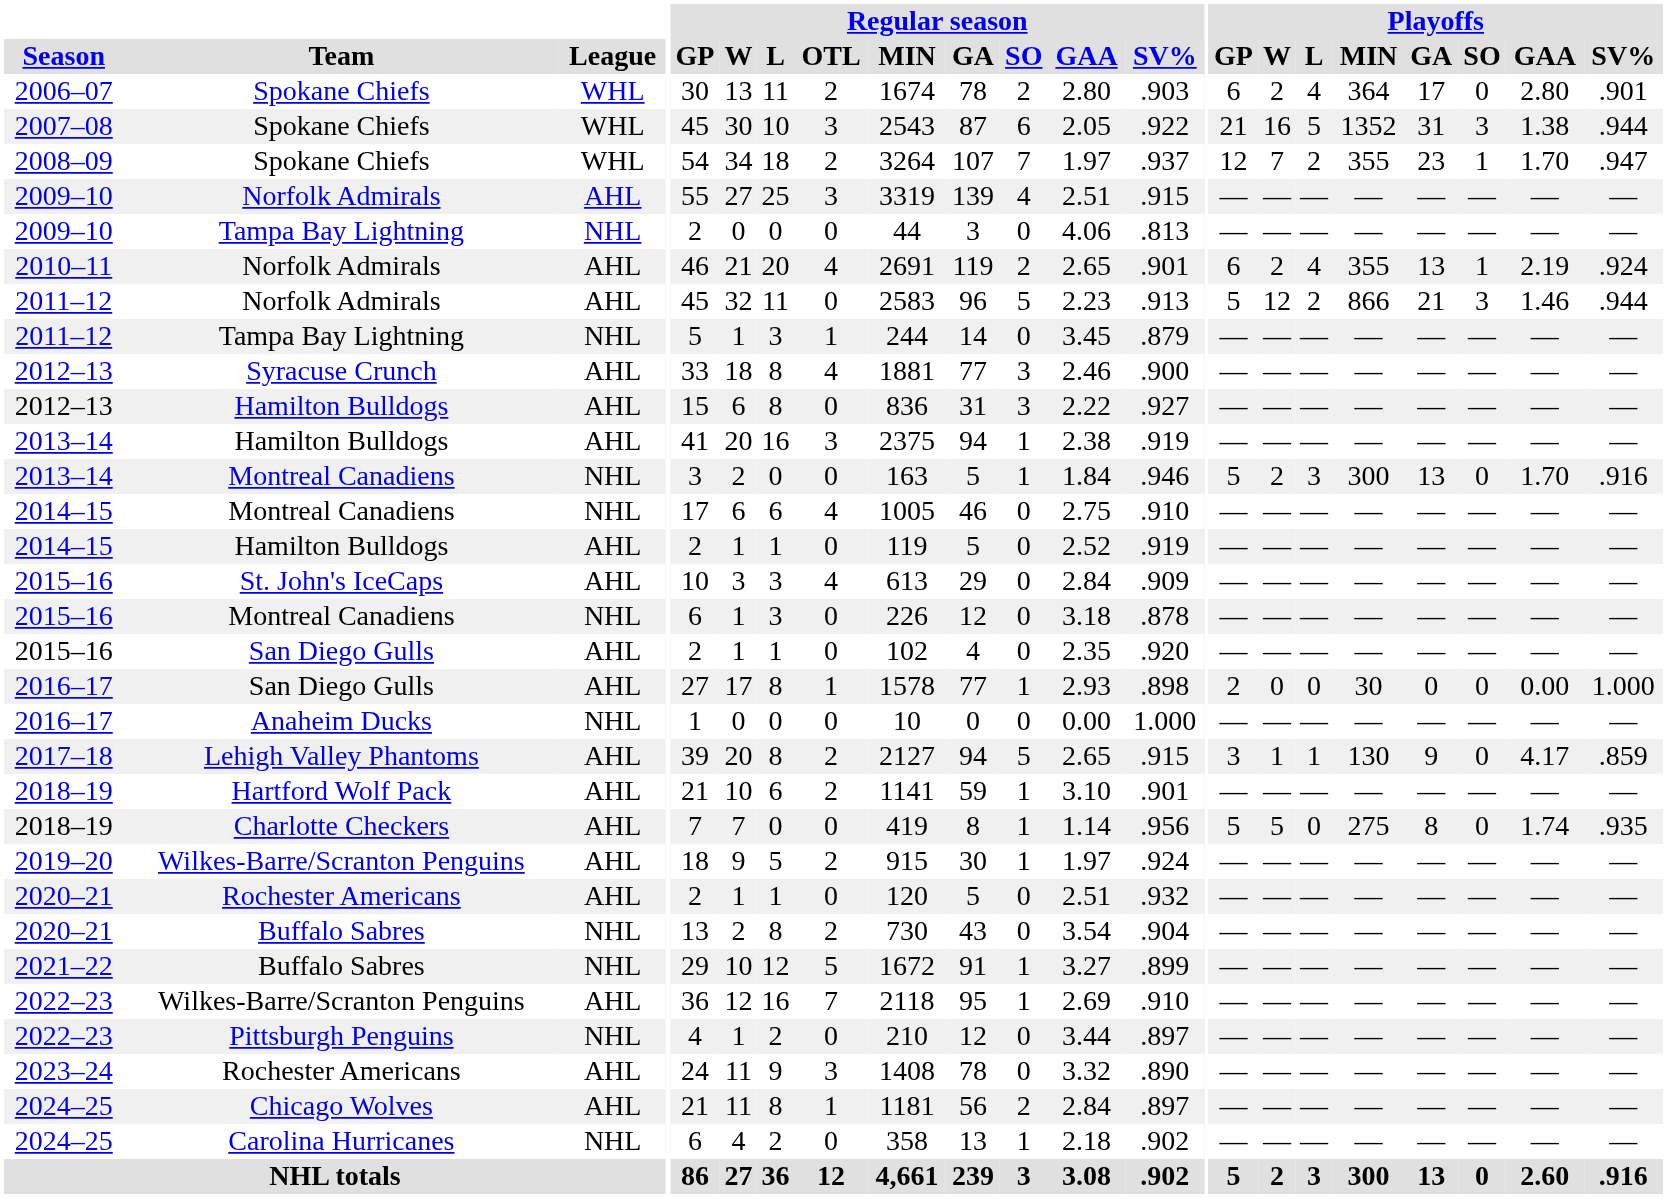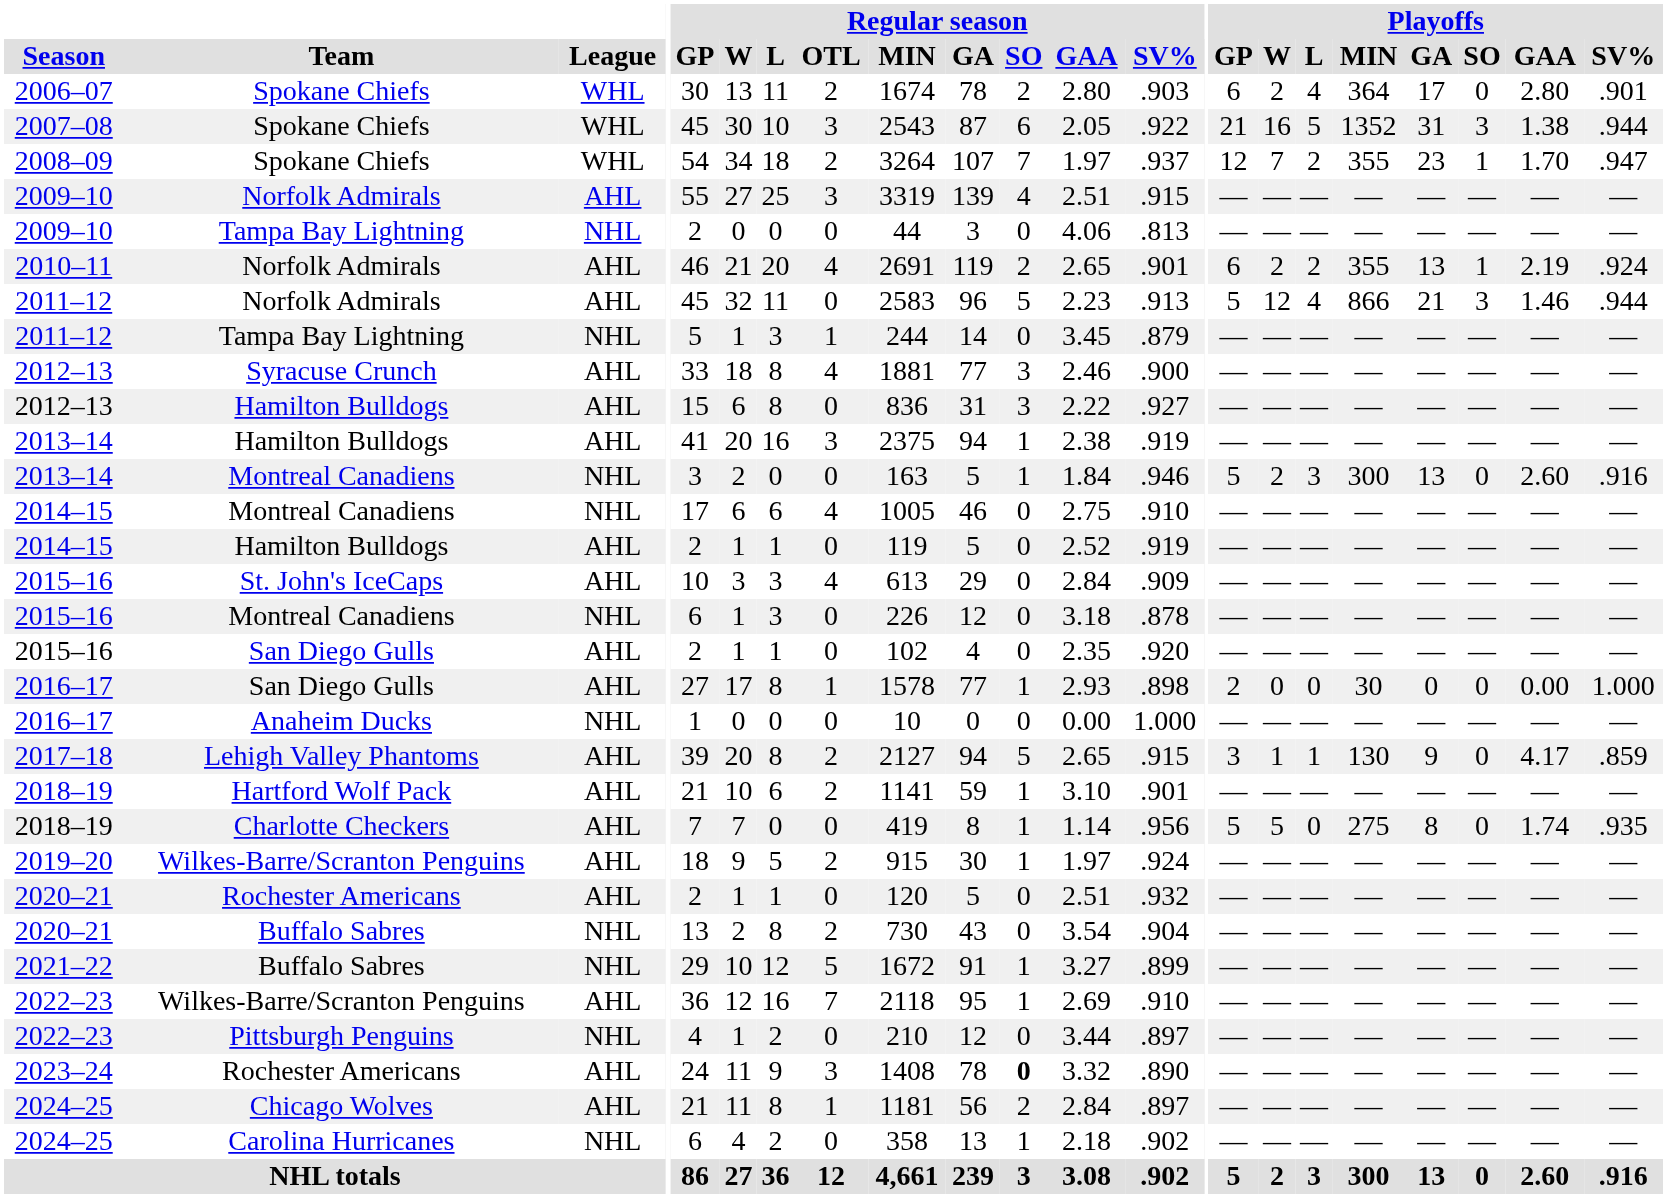(1314, 266) 4 -> (1314, 266) 2
(1314, 301) 2 -> (1314, 301) 4
(1545, 476) 1.70 -> (1545, 476) 2.60
(1024, 1071) normal -> (1024, 1071) bold
